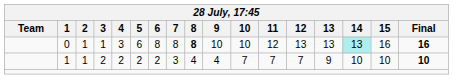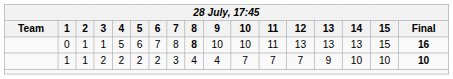(121, 45) 3 -> (121, 45) 5
(157, 45) 8 -> (158, 45) 7
(273, 45) 12 -> (273, 45) 11
(357, 45) paleturquoise background -> (357, 45) no background
(385, 45) 16 -> (385, 45) 15
